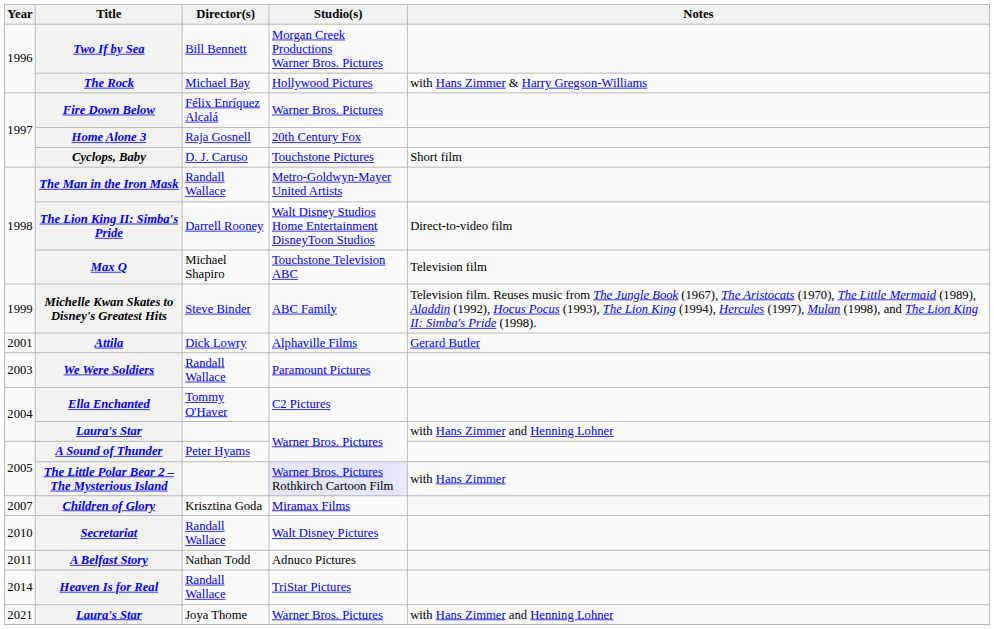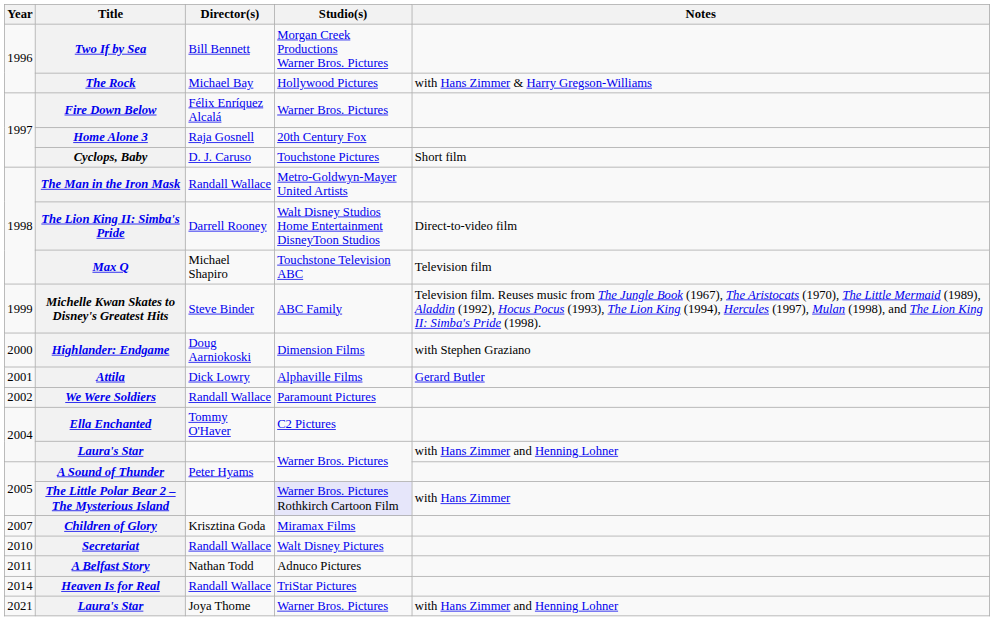+ row: (111, 350)
(20, 370) 2003 -> (20, 397) 2002
